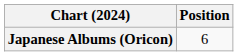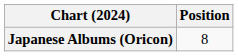(205, 39) 6 -> (205, 39) 8
